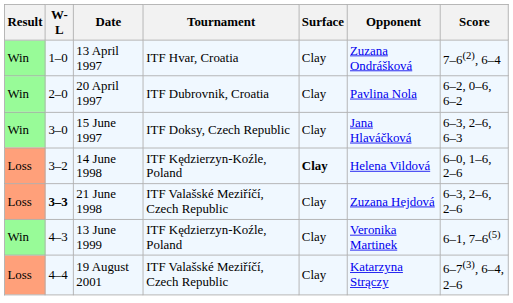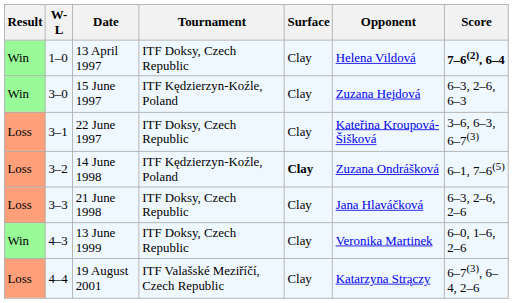(192, 57) ITF Hvar, Croatia -> (189, 57) ITF Doksy, Czech Republic
(381, 57) Zuzana Ondrášková -> (376, 57) Helena Vildová
(472, 57) normal -> (476, 57) bold
- row: (98, 93)
(218, 129) ITF Doksy, Czech Republic -> (202, 93) ITF Kędzierzyn-Koźle, Poland
(381, 129) Jana Hlaváčková -> (378, 93) Zuzana Hejdová
+ row: (95, 131)
(390, 165) Helena Vildová -> (387, 168) Zuzana Ondrášková
(467, 165) 6–0, 1–6, 2–6 -> (476, 168) 6–1, 7–6(5)
(58, 201) bold -> (58, 204) normal
(205, 201) ITF Valašské Meziříčí, Czech Republic -> (189, 204) ITF Doksy, Czech Republic
(392, 201) Zuzana Hejdová -> (379, 204) Jana Hlaváčková
(206, 237) ITF Kędzierzyn-Koźle, Poland -> (189, 240) ITF Doksy, Czech Republic
(472, 237) 6–1, 7–6(5) -> (471, 240) 6–0, 1–6, 2–6
